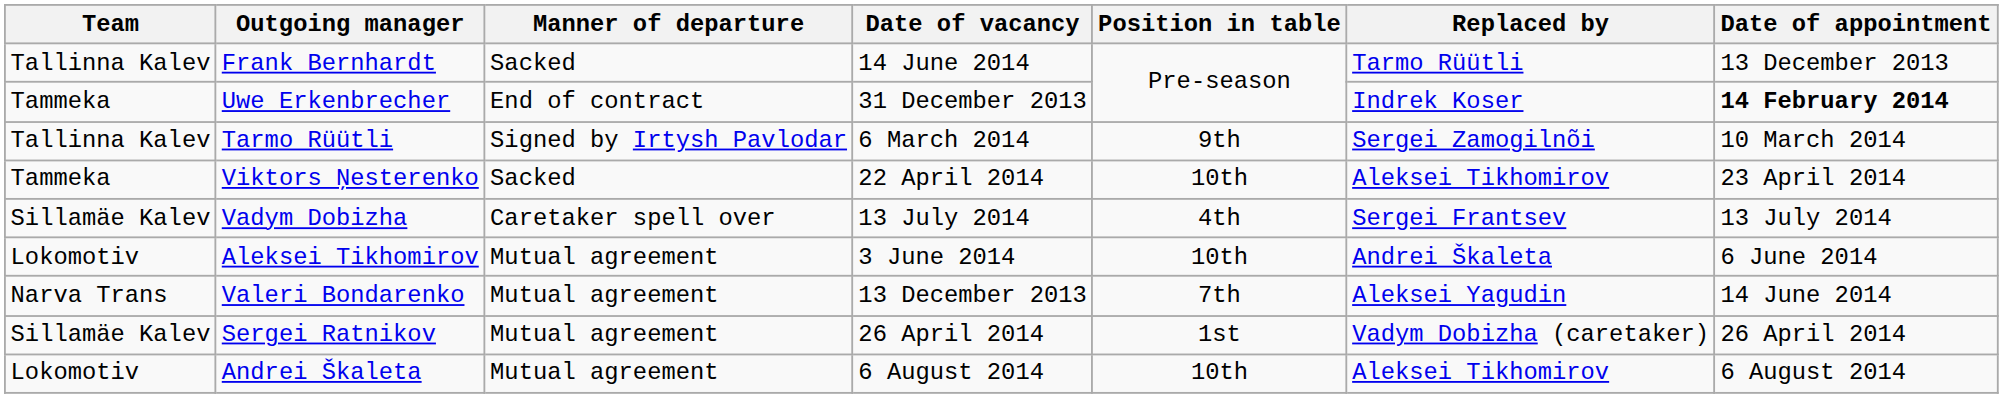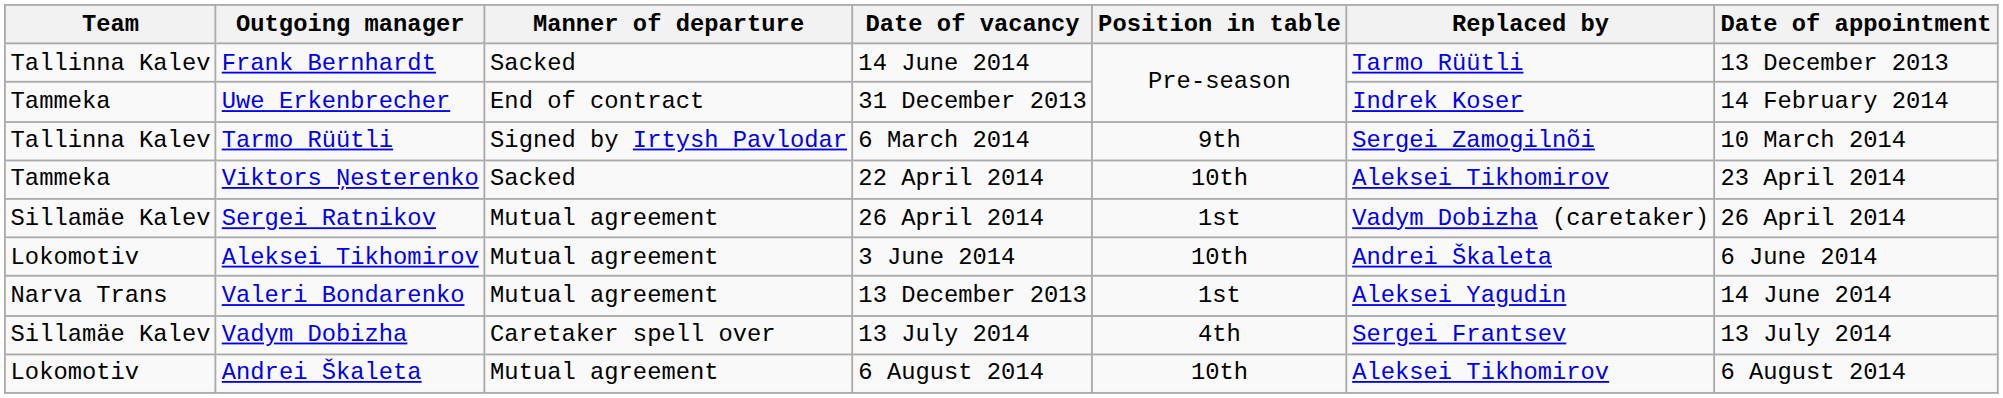(1835, 102) bold -> (1835, 102) normal
rows swapped: (329, 334) <-> (315, 218)
(1219, 296) 7th -> (1219, 296) 1st
